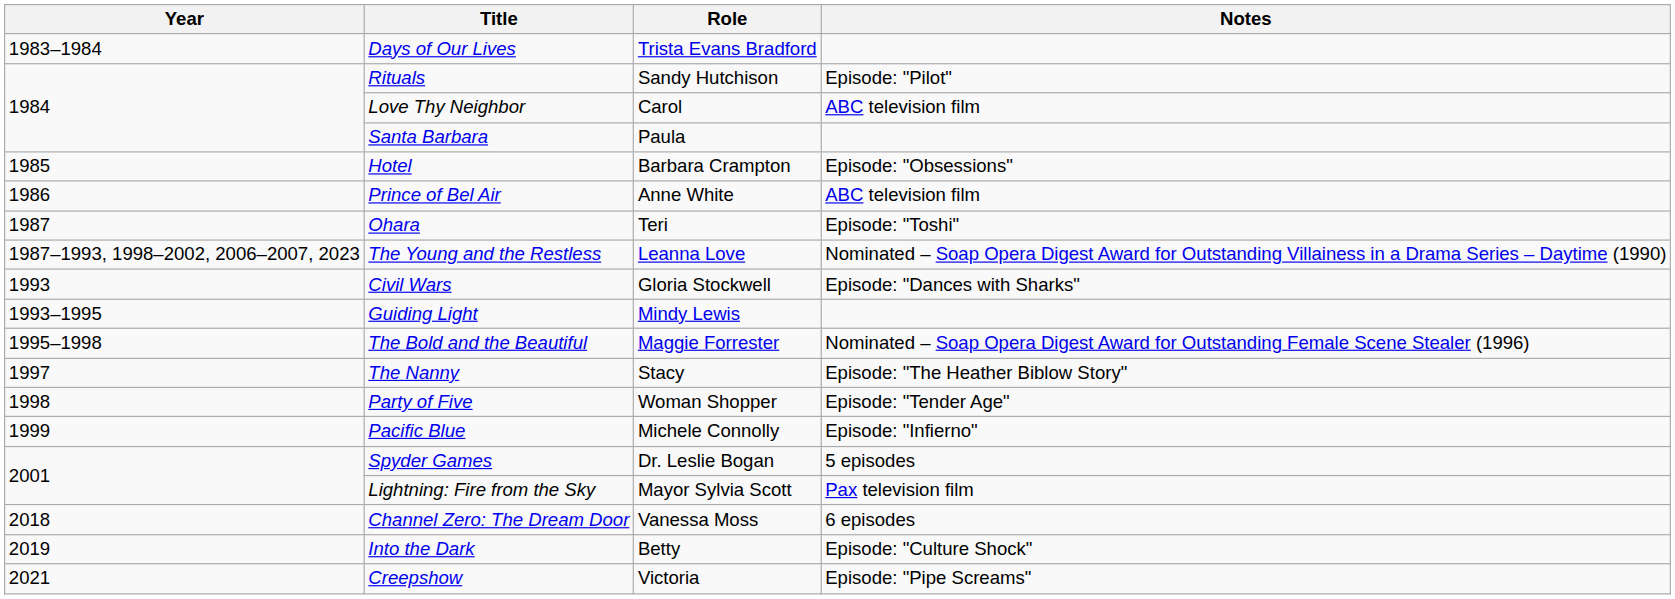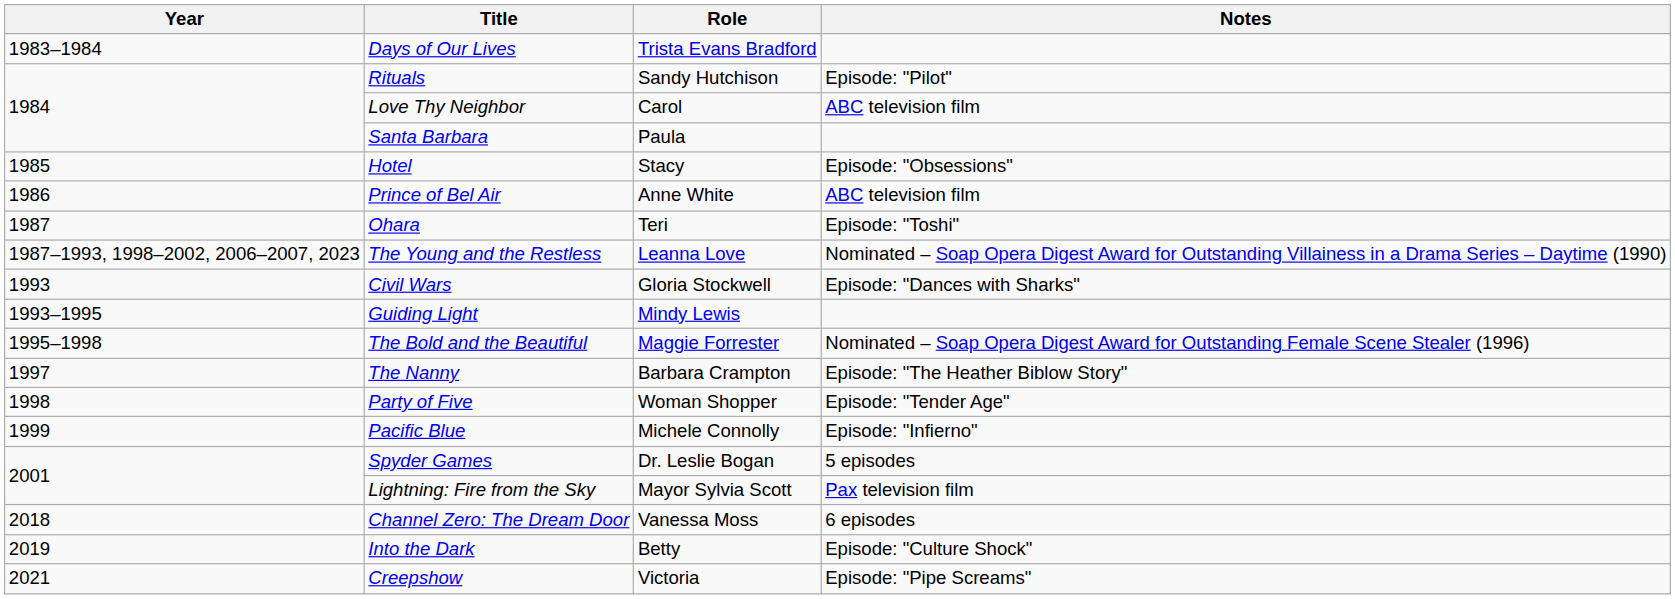(714, 166) Barbara Crampton -> (661, 166) Stacy
(661, 372) Stacy -> (714, 372) Barbara Crampton
